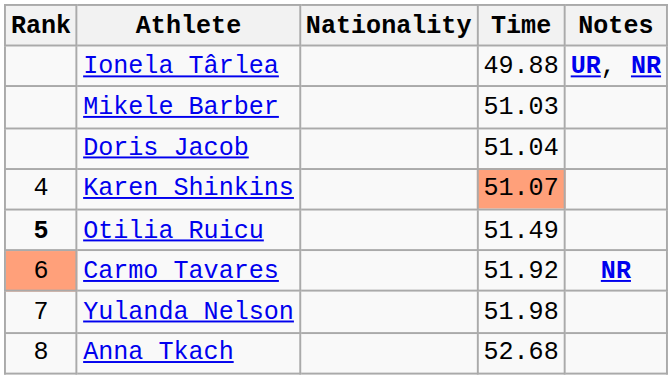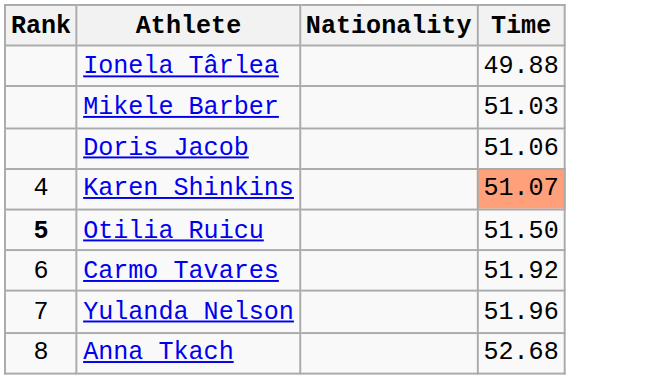- column: (616, 25)
(521, 148) 51.04 -> (521, 148) 51.06
(521, 230) 51.49 -> (521, 230) 51.50
(41, 271) lightsalmon background -> (41, 271) no background
(521, 312) 51.98 -> (521, 312) 51.96
